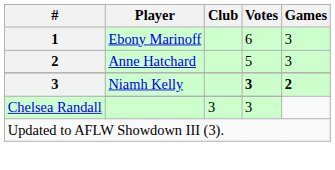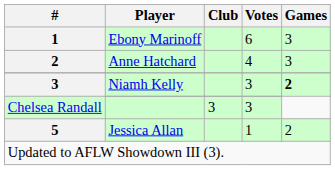(249, 61) 5 -> (249, 61) 4
(249, 84) bold -> (249, 84) normal
+ row: (55, 130)
